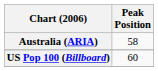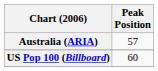(133, 41) 58 -> (133, 41) 57
